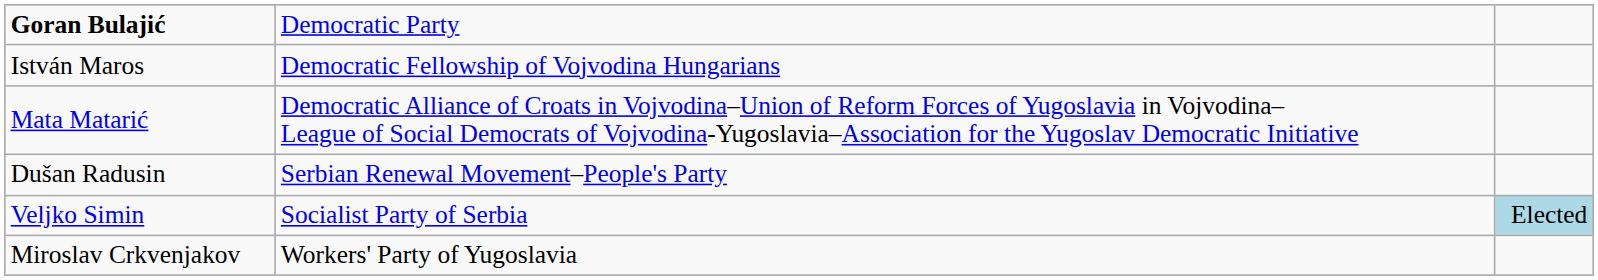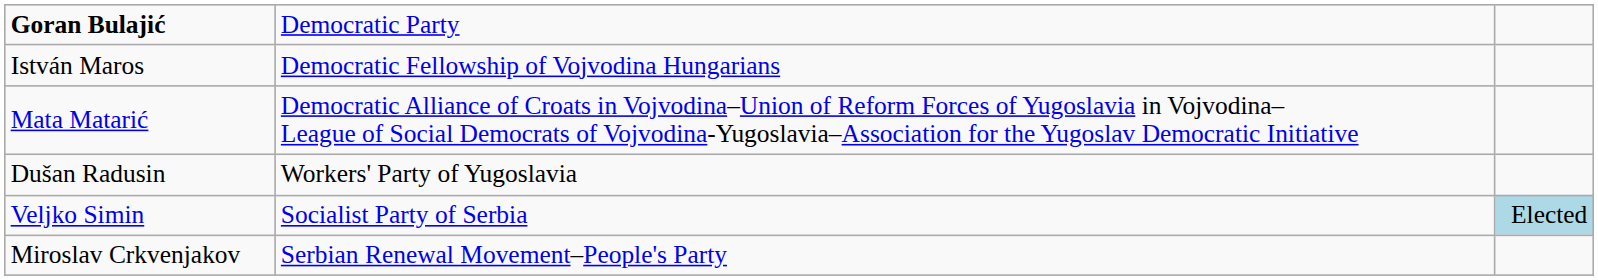(504, 174) Serbian Renewal Movement–People's Party -> (429, 174) Workers' Party of Yugoslavia
(429, 255) Workers' Party of Yugoslavia -> (504, 255) Serbian Renewal Movement–People's Party
